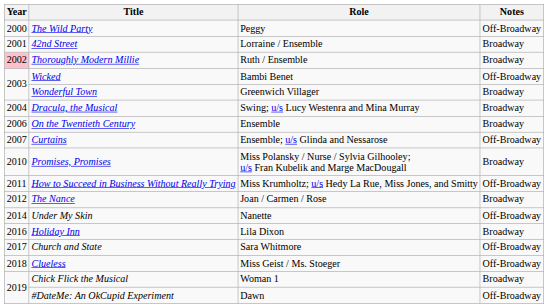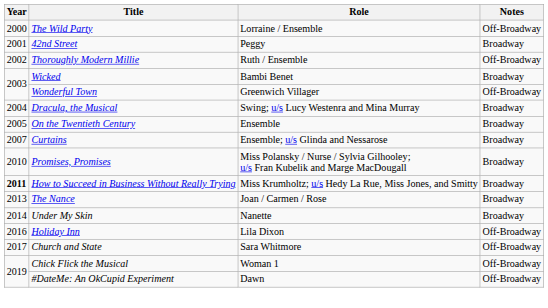(253, 28) Peggy -> (281, 28) Lorraine / Ensemble
(281, 44) Lorraine / Ensemble -> (253, 44) Peggy
(17, 60) pink background -> (17, 60) no background
(503, 60) Broadway -> (512, 60) Off-Broadway
(512, 76) Off-Broadway -> (503, 76) Broadway
(503, 92) Broadway -> (512, 92) Off-Broadway
(17, 124) 2006 -> (17, 124) 2005
(512, 140) Off-Broadway -> (503, 140) Broadway
(17, 183) normal -> (16, 183) bold
(512, 183) Off-Broadway -> (503, 183) Broadway
(17, 199) 2012 -> (17, 199) 2013
(512, 215) Off-Broadway -> (503, 215) Broadway
(503, 231) Broadway -> (512, 231) Off-Broadway
- row: (49, 263)
(503, 279) Broadway -> (512, 263) Off-Broadway
